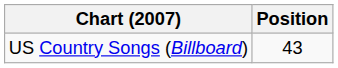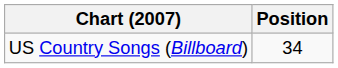(292, 47) 43 -> (292, 47) 34
